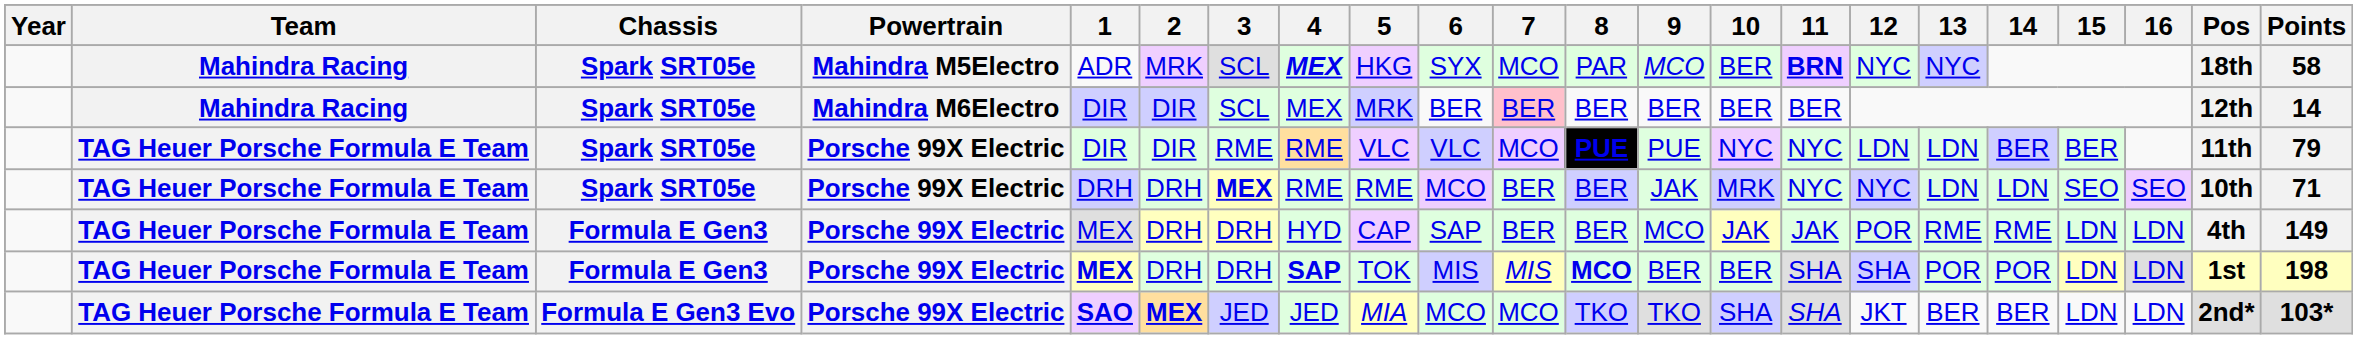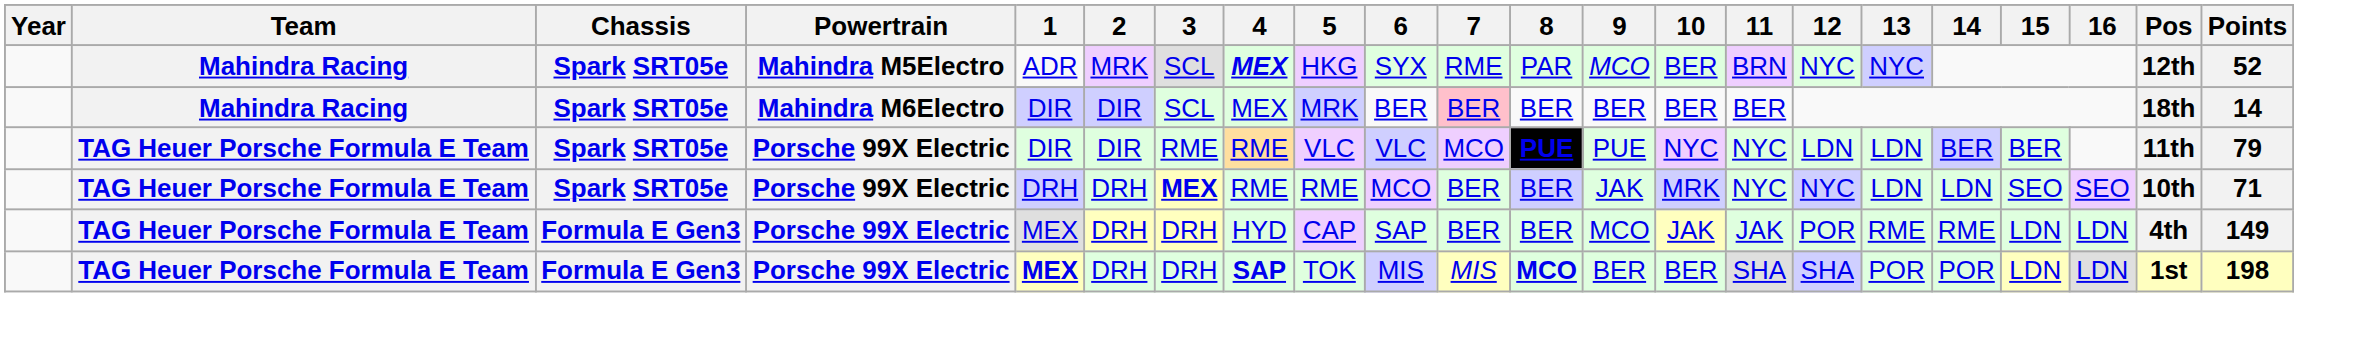(1529, 66) MCO -> (1474, 66) RME
(1815, 66) bold -> (1759, 66) normal
(2226, 66) 18th -> (2169, 66) 12th
(2307, 66) 58 -> (2247, 66) 52
(2226, 107) 12th -> (2169, 107) 18th
- row: (668, 312)
